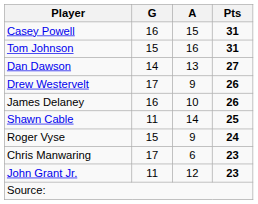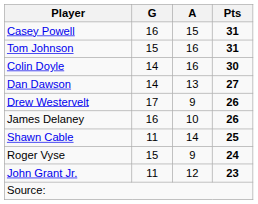+ row: (36, 66)
- row: (49, 155)
